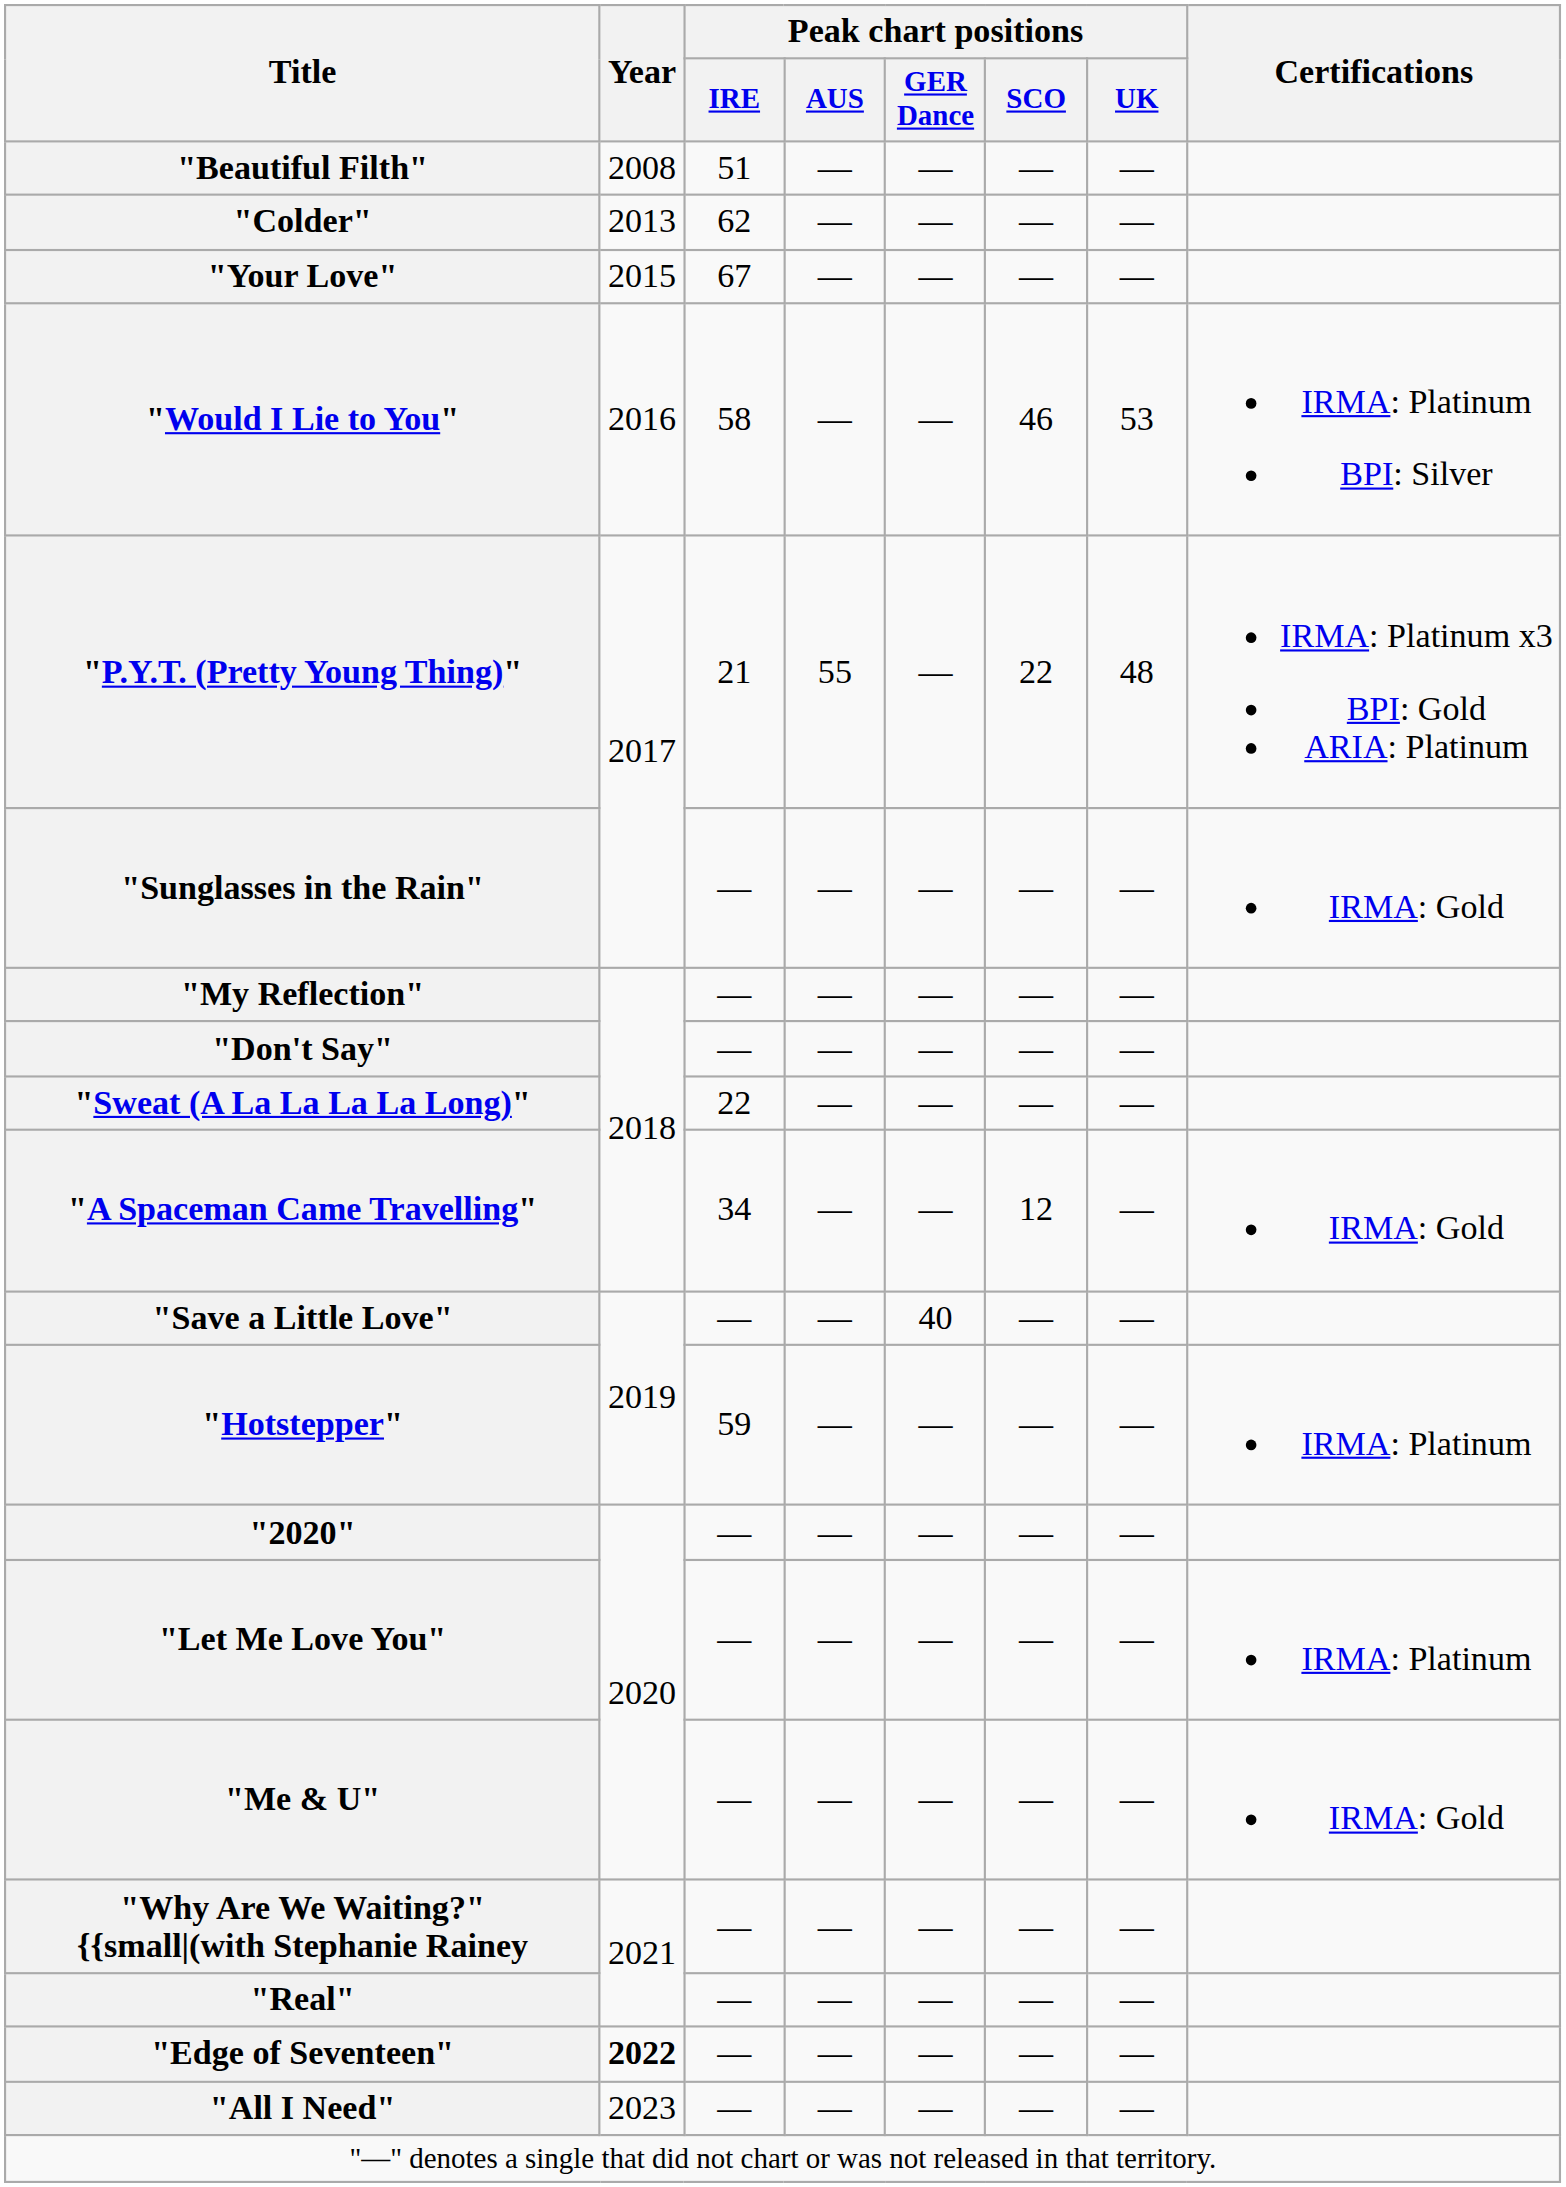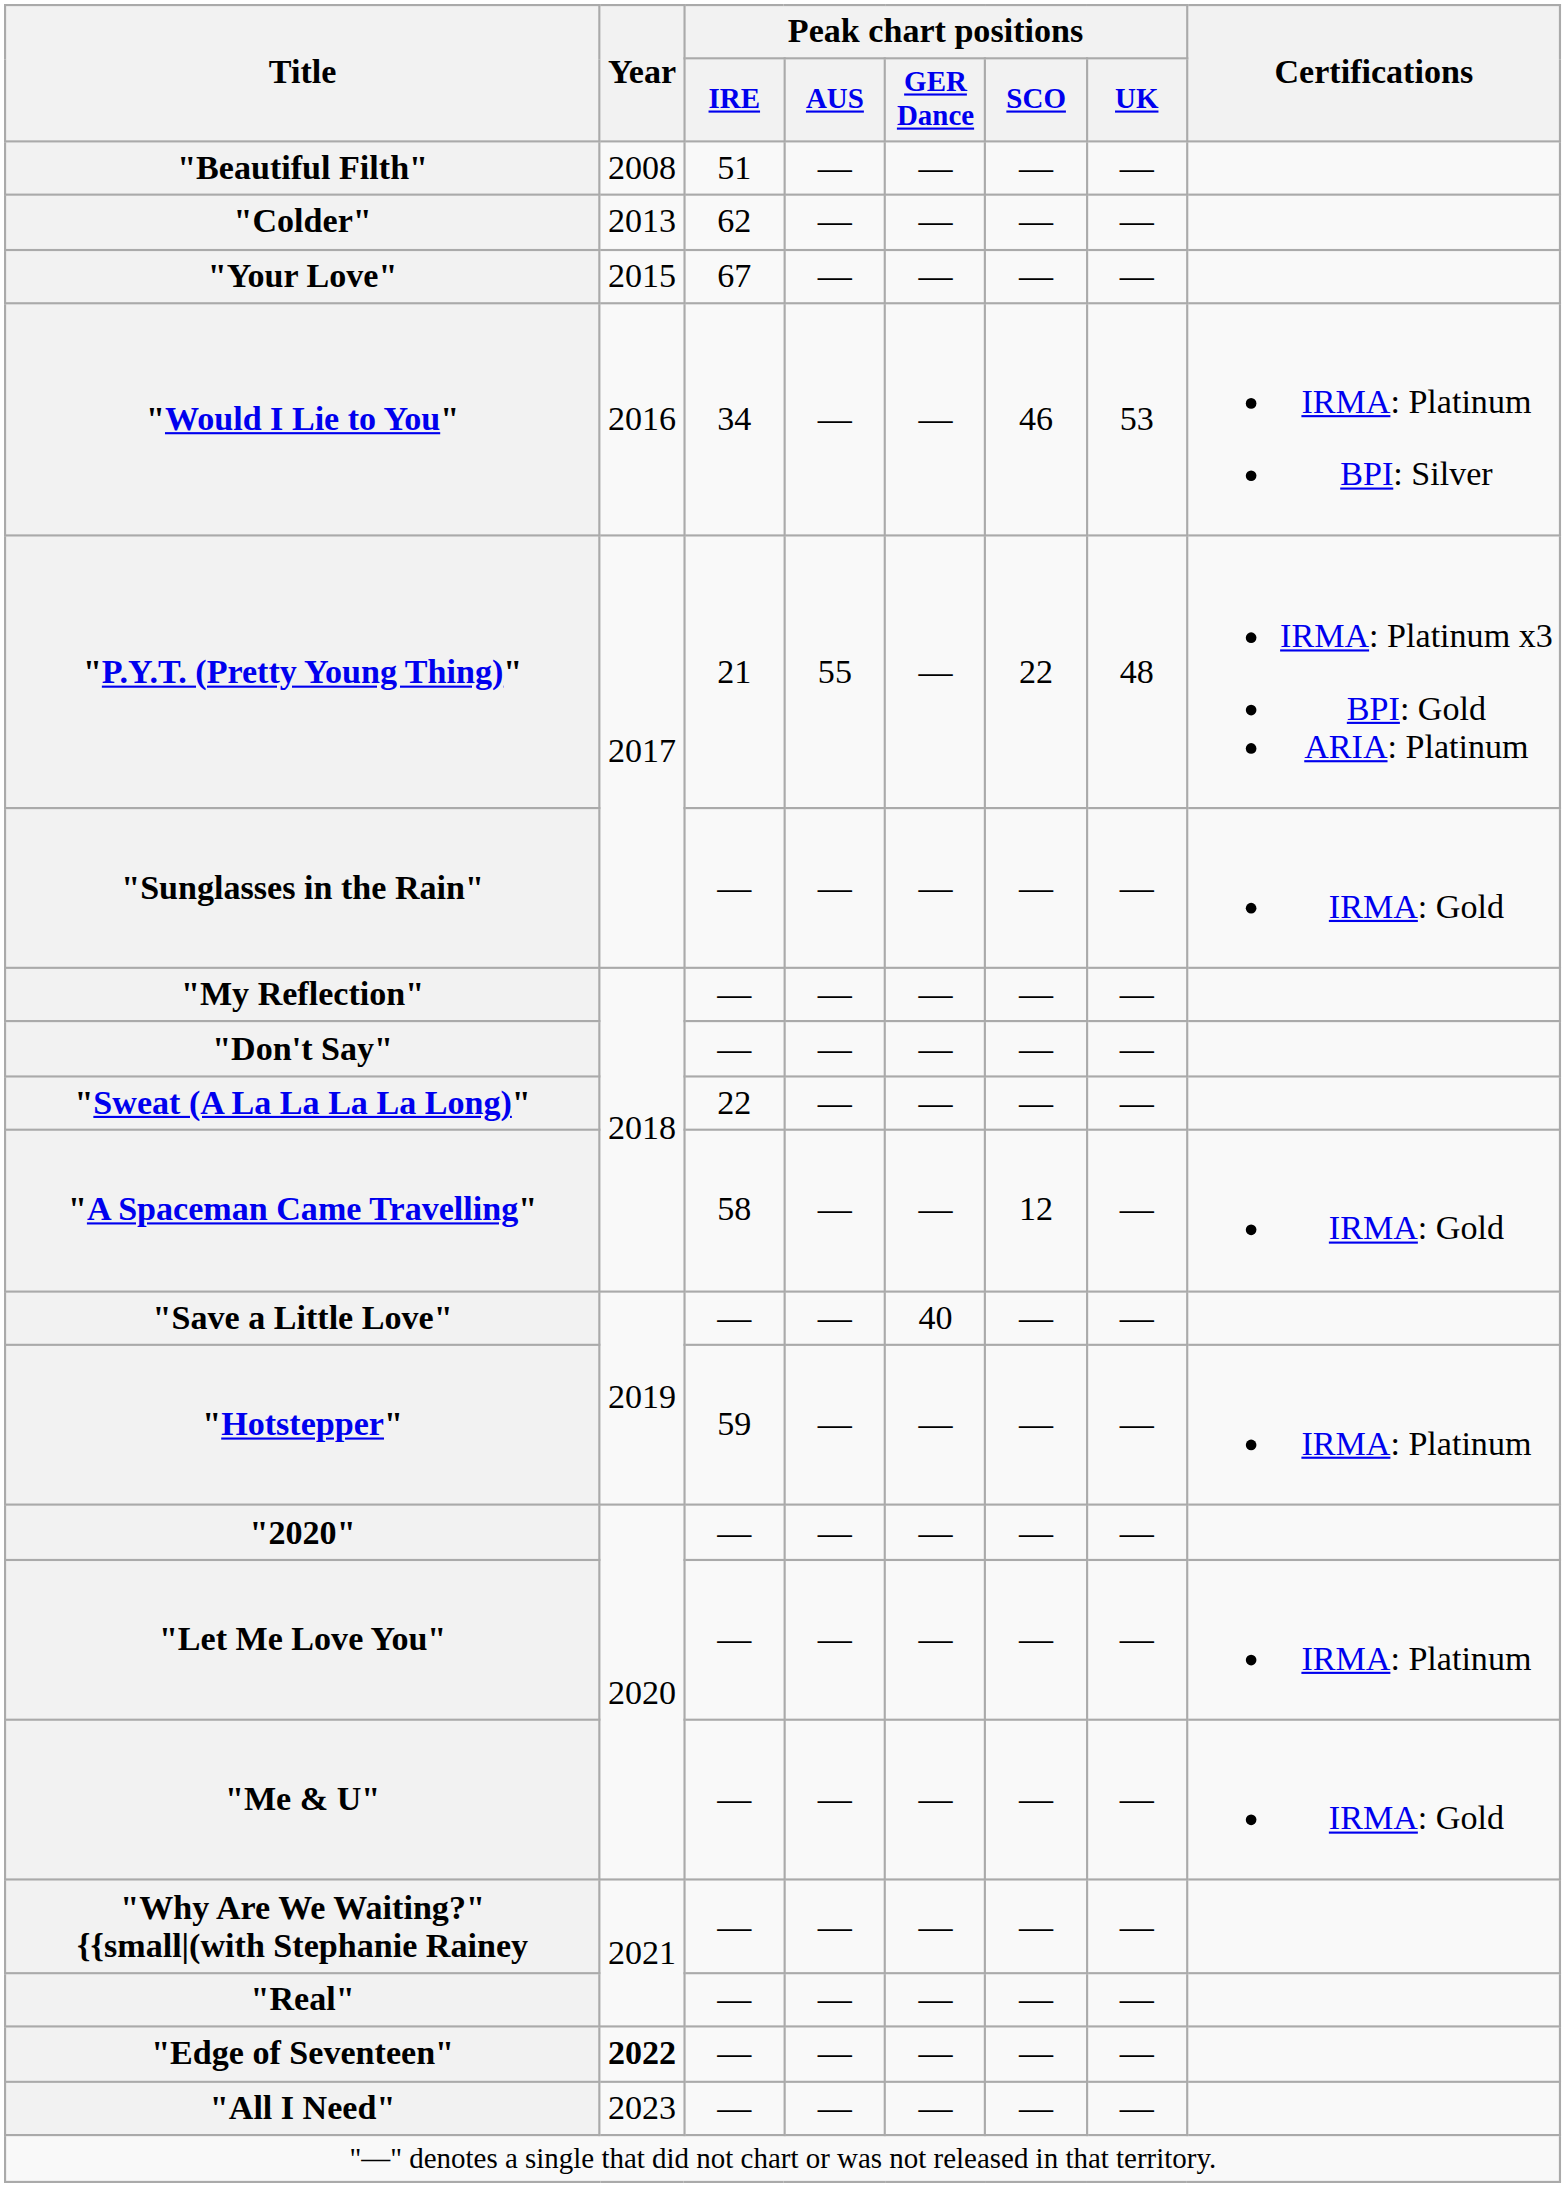(734, 419) 58 -> (734, 419) 34
(734, 1209) 34 -> (734, 1209) 58
